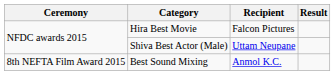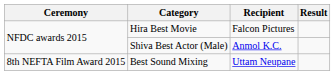(264, 46) Uttam Neupane -> (257, 46) Anmol K.C.
(257, 62) Anmol K.C. -> (264, 62) Uttam Neupane
